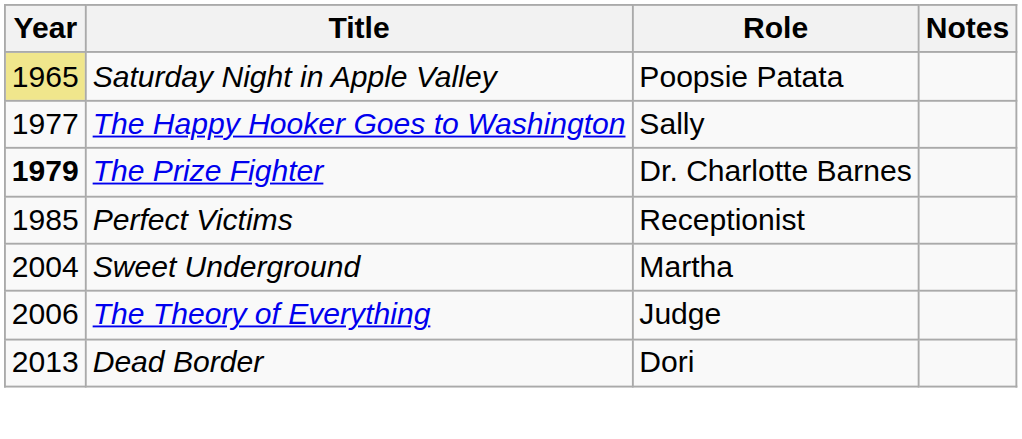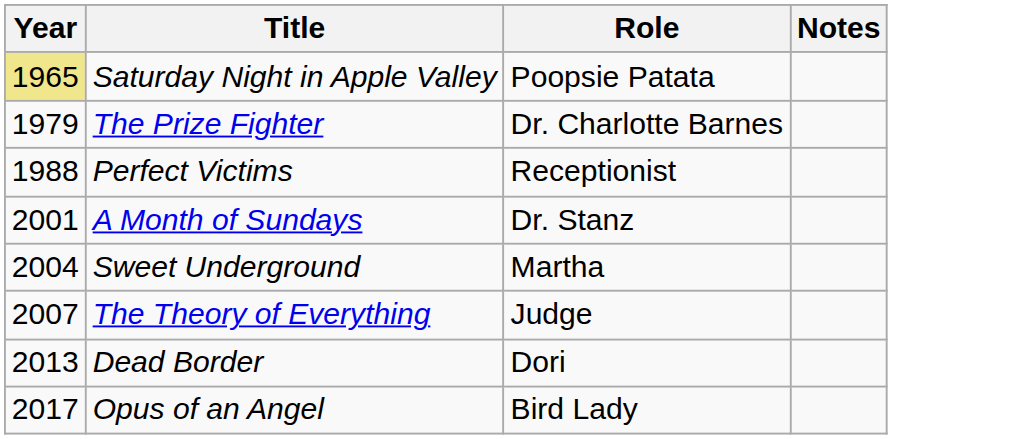- row: (359, 123)
(45, 171) bold -> (45, 123) normal
(45, 219) 1985 -> (45, 171) 1988
+ row: (228, 219)
(45, 314) 2006 -> (45, 314) 2007
+ row: (208, 409)
